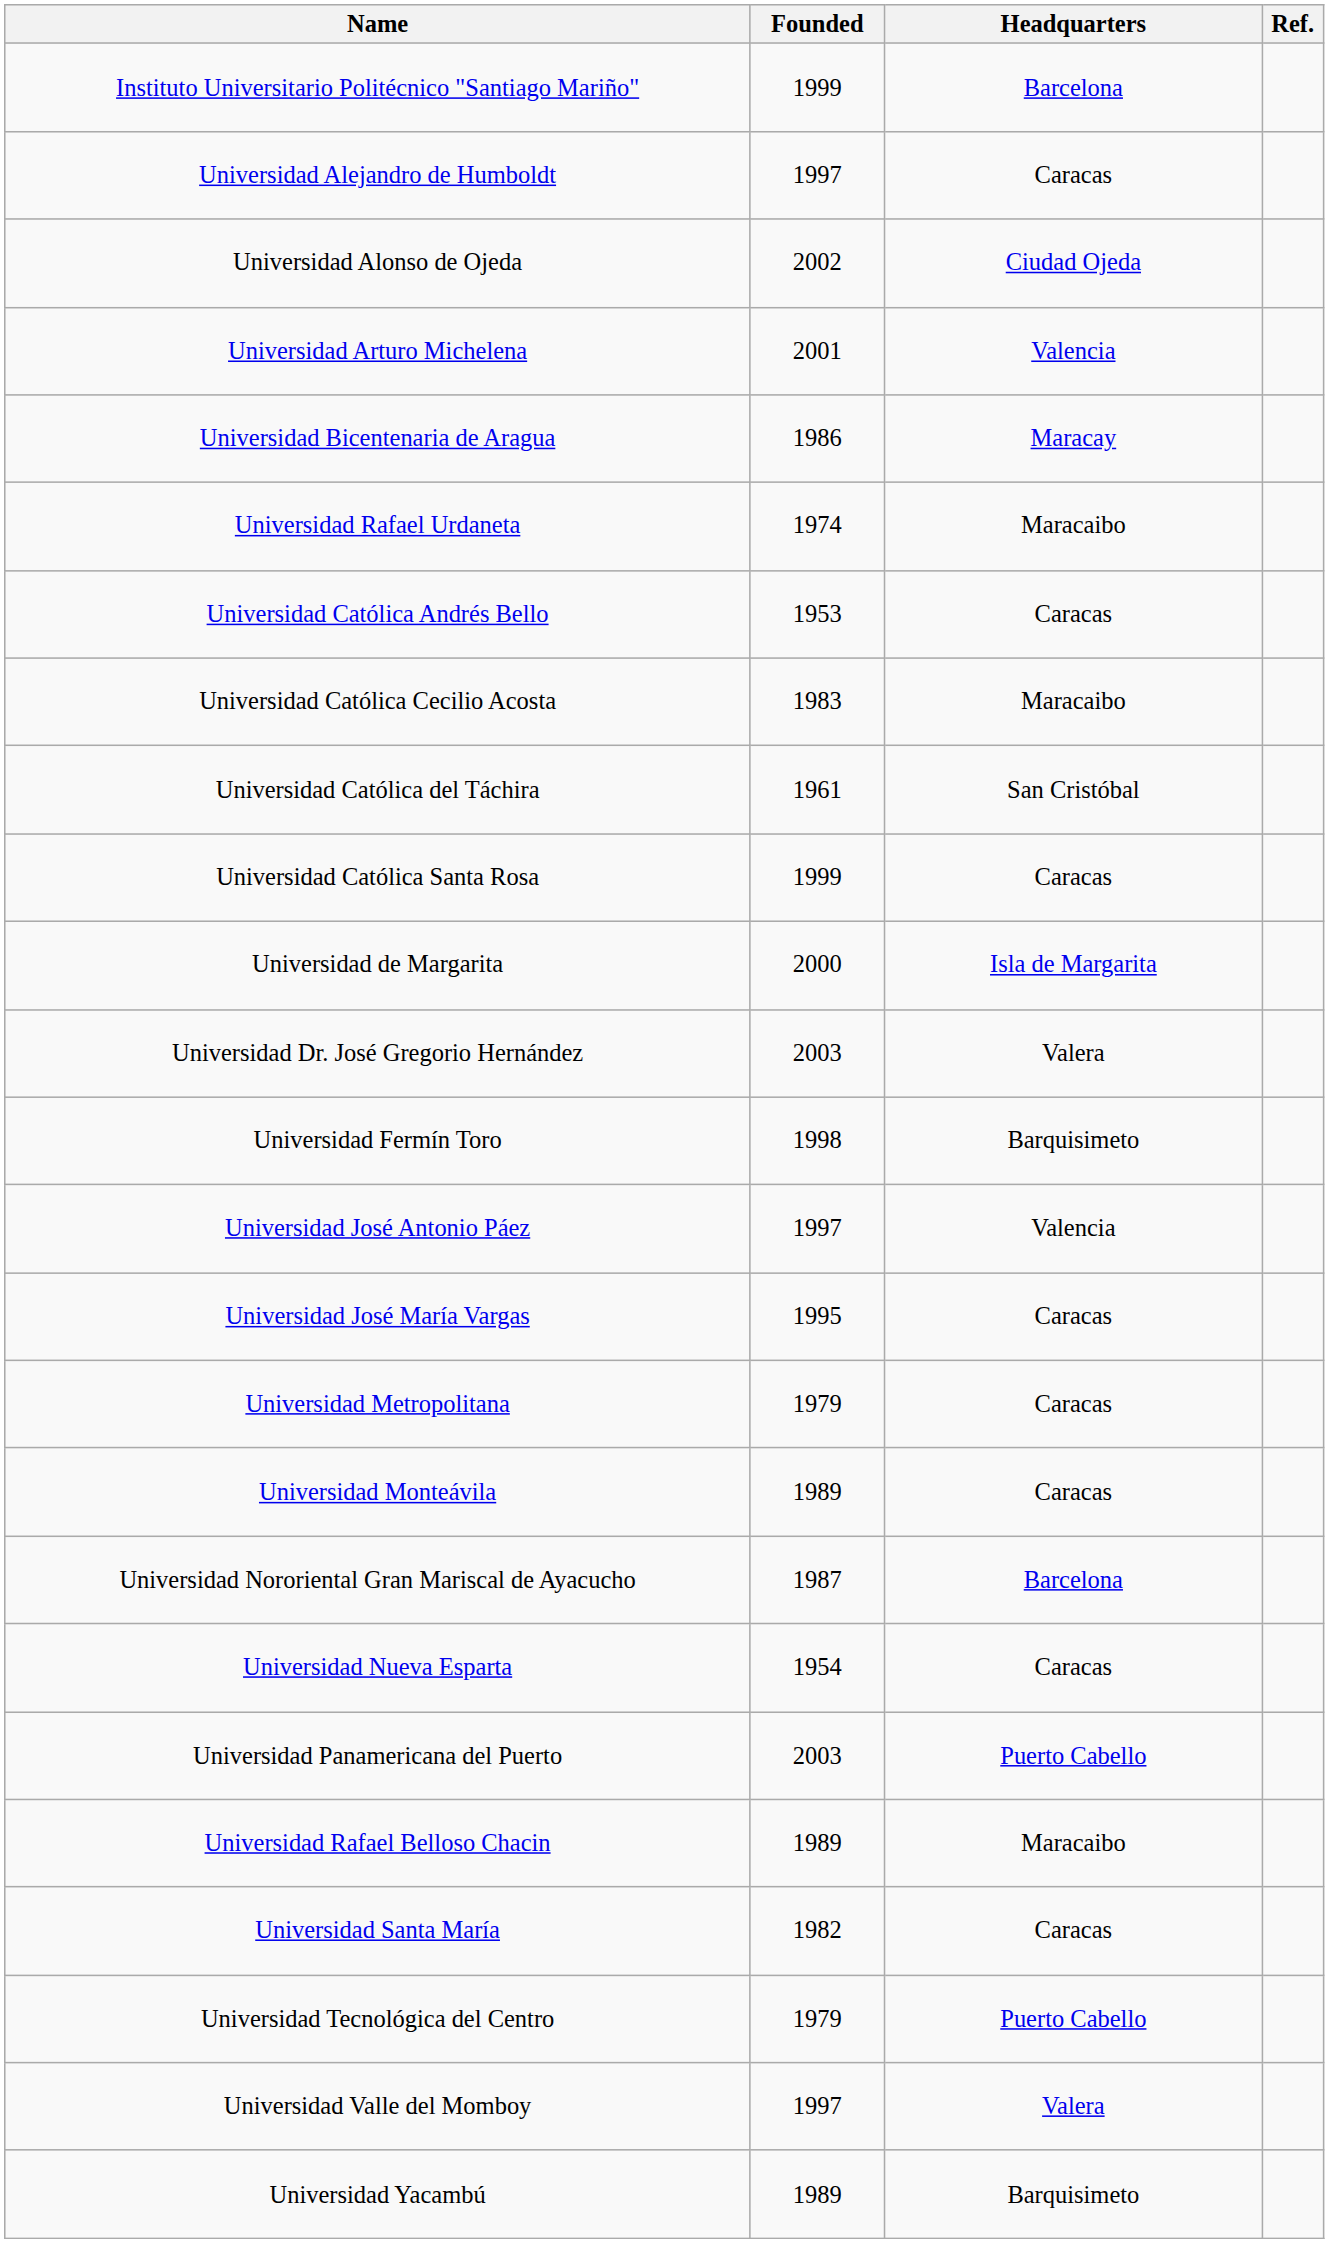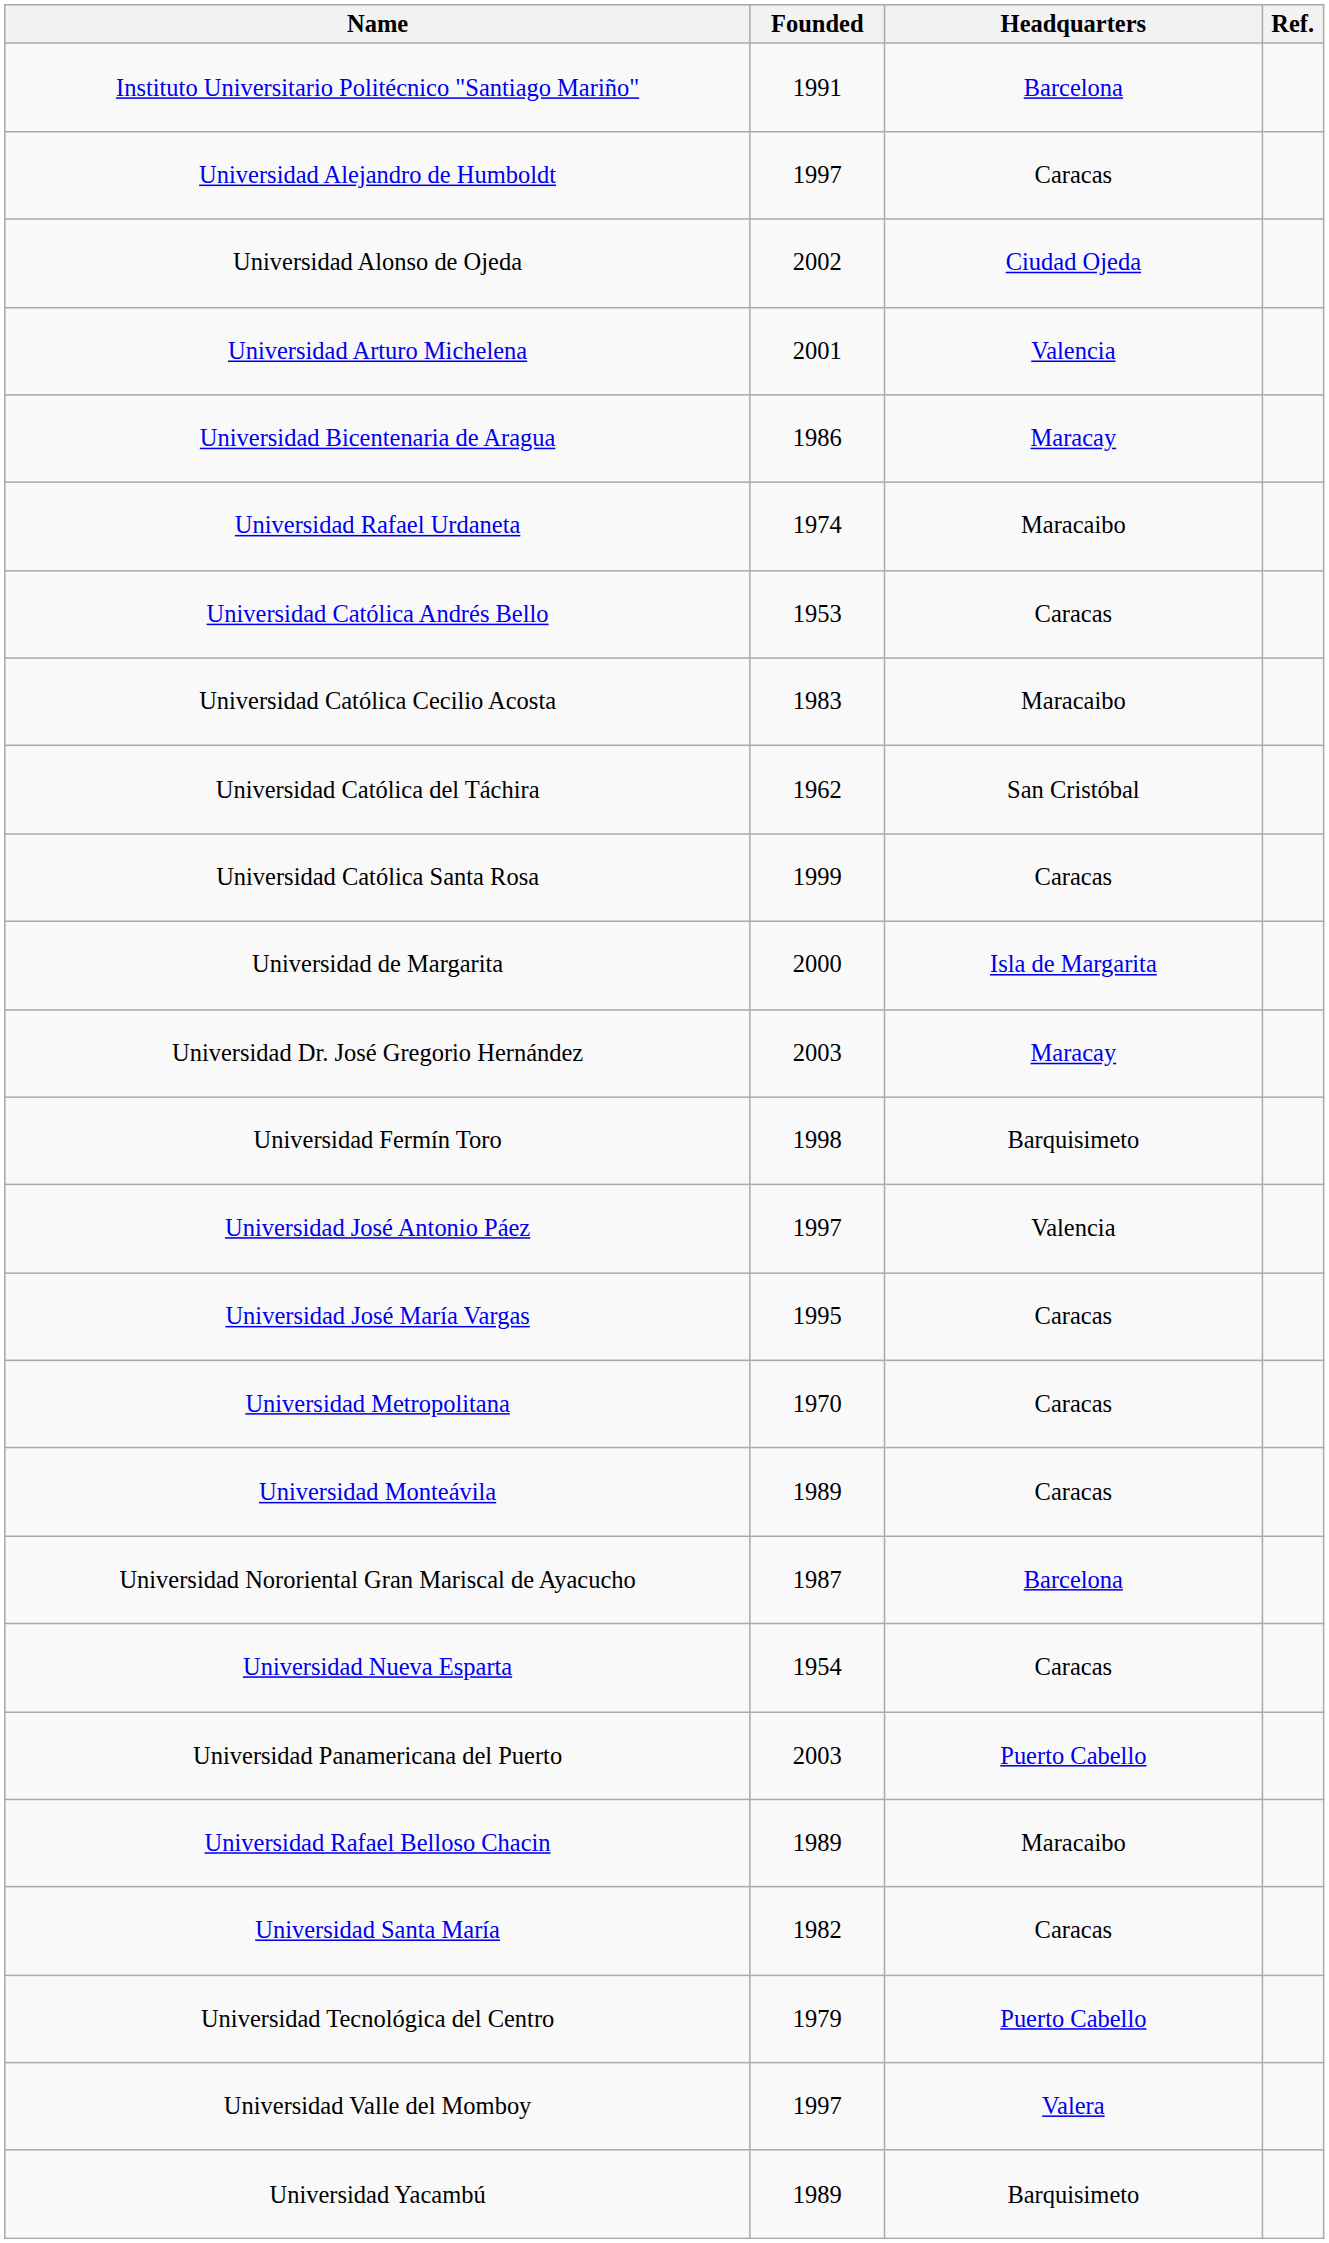(817, 87) 1999 -> (817, 87) 1991
(817, 789) 1961 -> (817, 789) 1962
(1073, 1052) Valera -> (1073, 1052) Maracay
(817, 1403) 1979 -> (817, 1403) 1970
